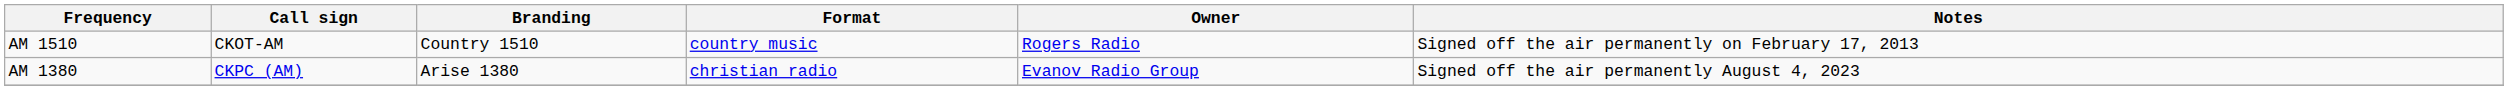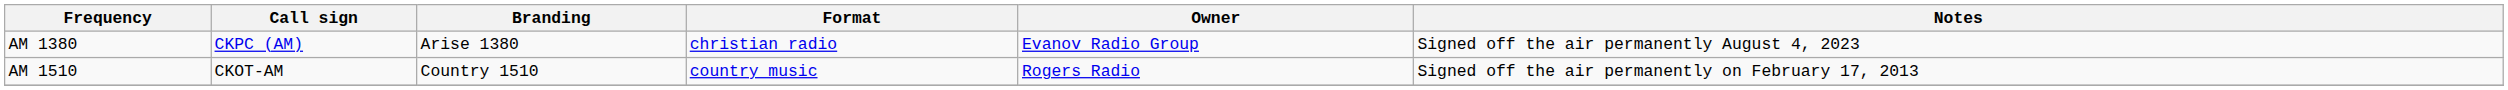rows swapped: (43, 71) <-> (43, 45)
